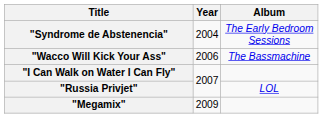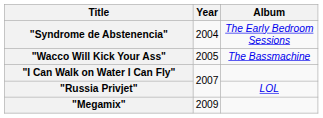(207, 56) 2006 -> (207, 56) 2005
